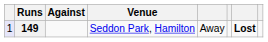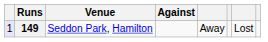columns swapped: (66, 12) <-> (142, 12)
(245, 28) bold -> (244, 28) normal
